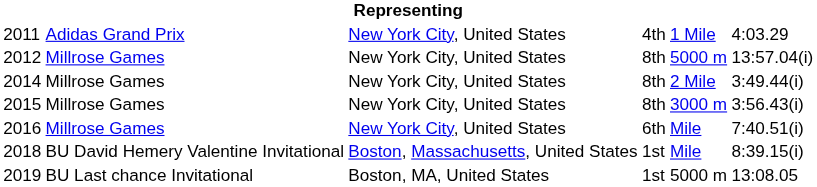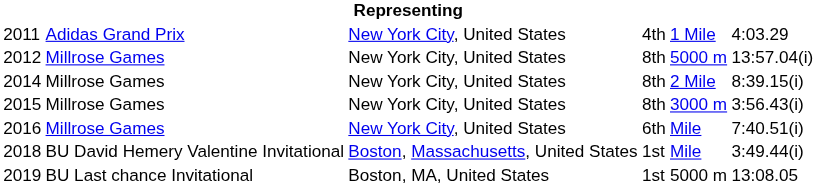(768, 81) 3:49.44(i) -> (768, 81) 8:39.15(i)
(768, 152) 8:39.15(i) -> (768, 152) 3:49.44(i)
